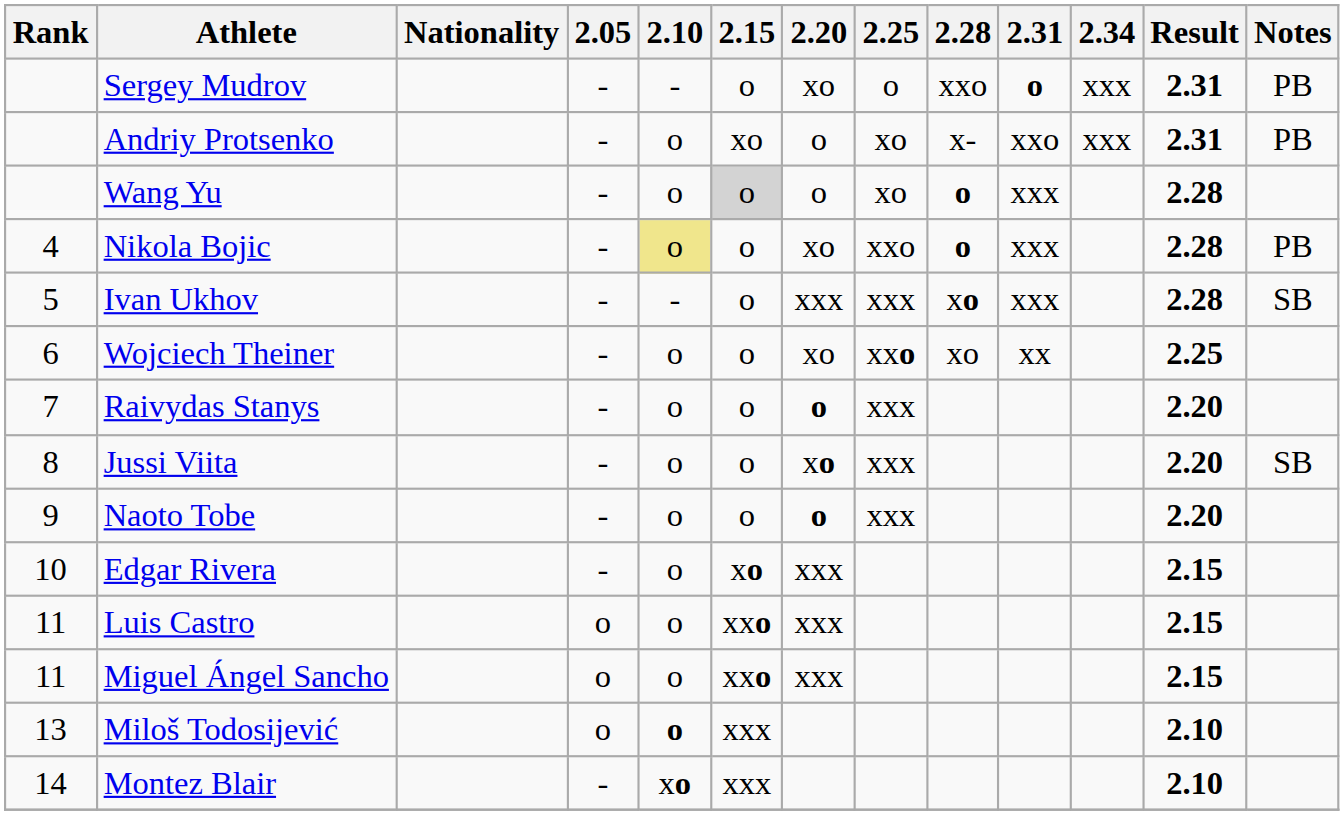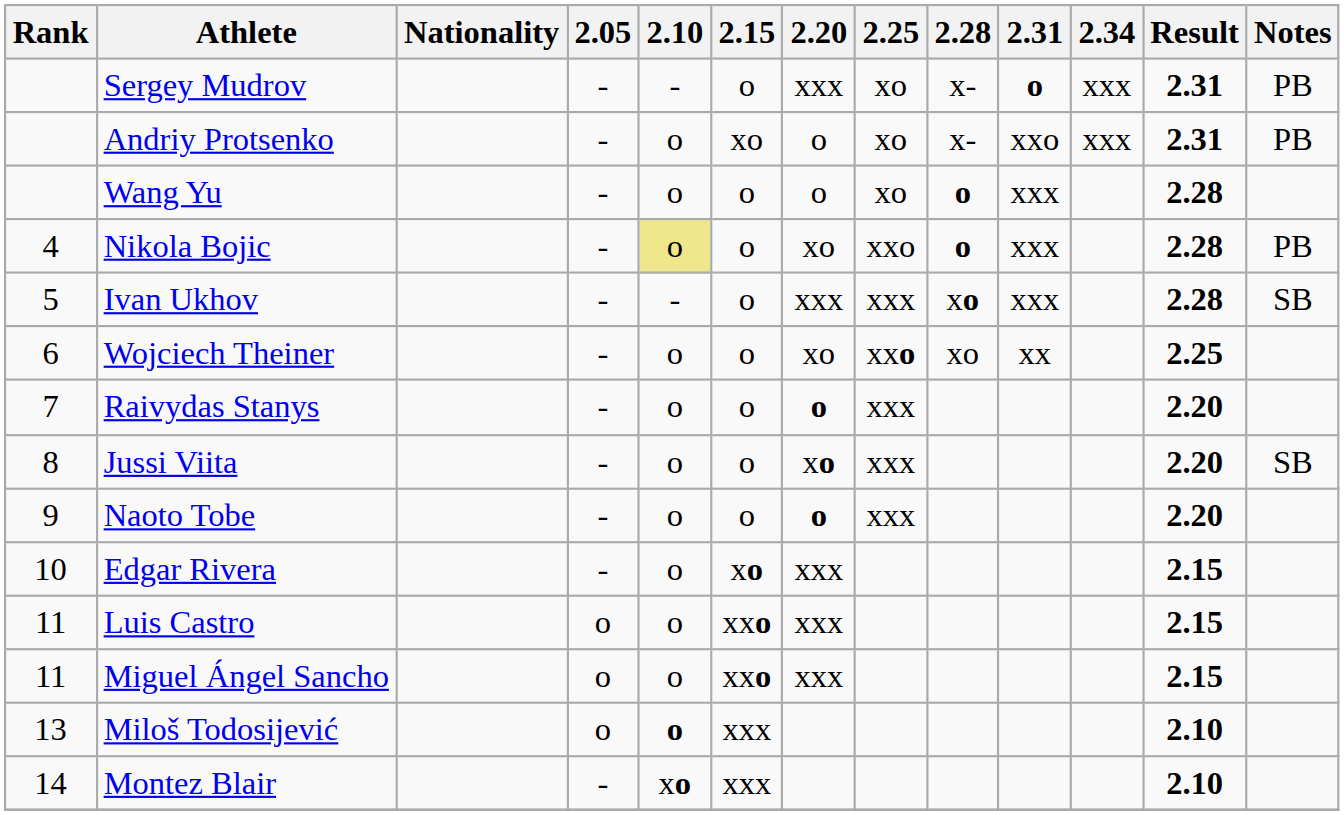(819, 85) xo -> (819, 85) xxx
(891, 85) o -> (891, 85) xo
(963, 85) xxo -> (963, 85) x-
(747, 192) lightgrey background -> (747, 192) no background
